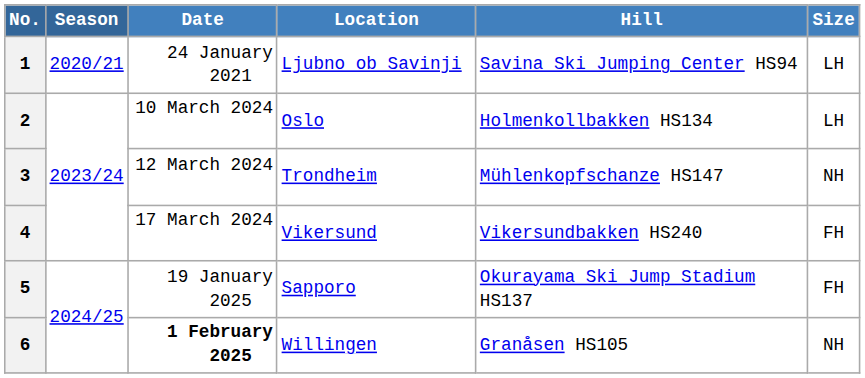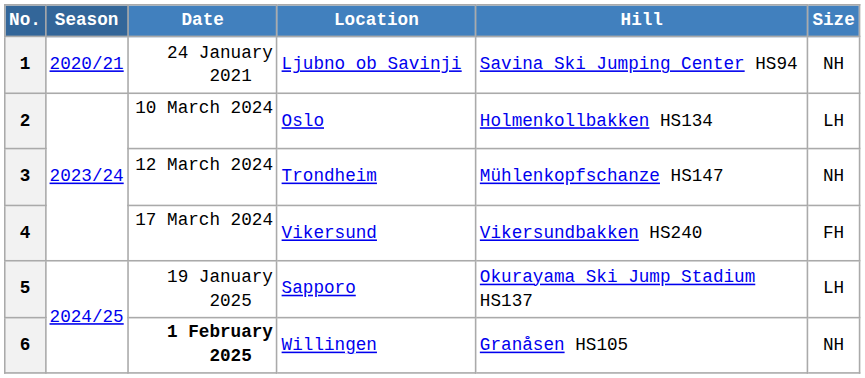(834, 65) LH -> (834, 65) NH
(834, 289) FH -> (834, 289) LH
